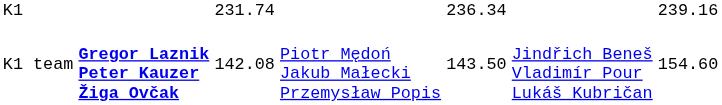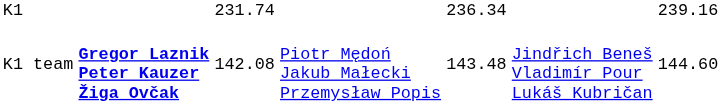(476, 64) 143.50 -> (476, 64) 143.48
(688, 64) 154.60 -> (688, 64) 144.60
